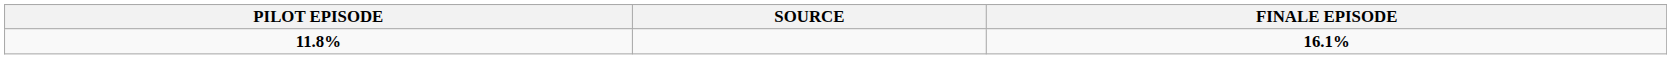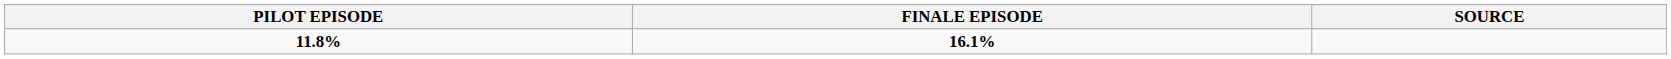columns swapped: (1327, 16) <-> (809, 16)
